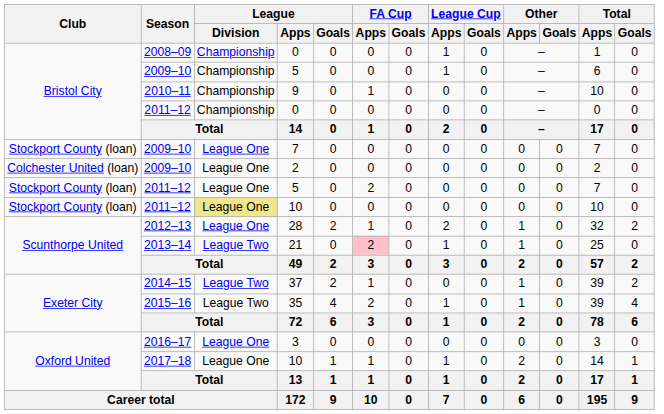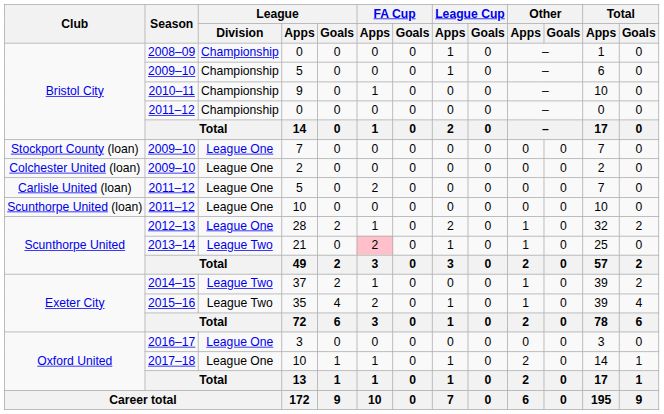(73, 187) Stockport County (loan) -> (75, 187) Carlisle United (loan)
(73, 206) Stockport County (loan) -> (75, 206) Scunthorpe United (loan)
(236, 206) khaki background -> (240, 206) no background
